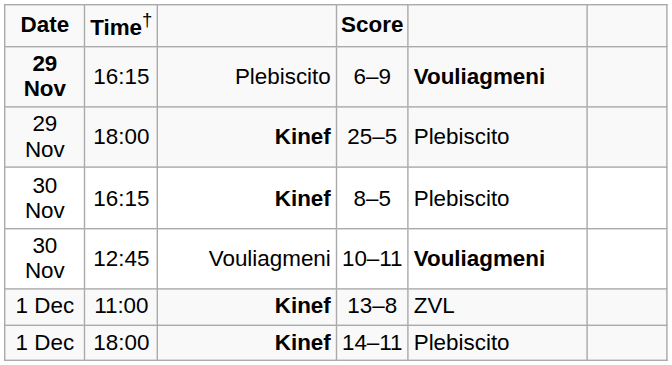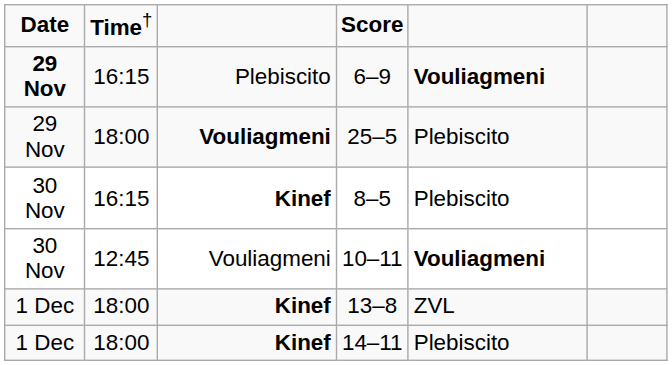(303, 137) Kinef -> (265, 137) Vouliagmeni
(121, 306) 11:00 -> (121, 306) 18:00
